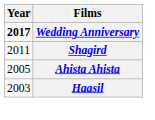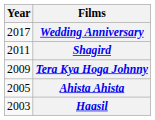(19, 32) bold -> (19, 32) normal
+ row: (92, 69)
